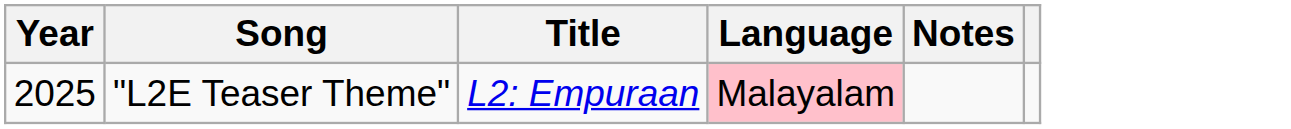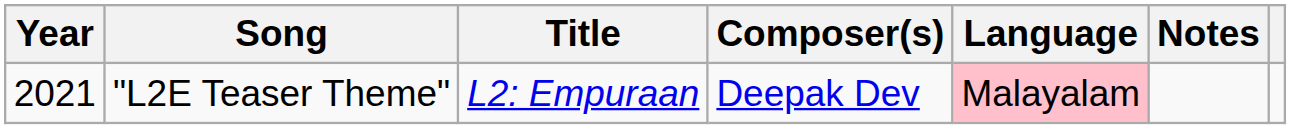+ column: (830, 33)
(55, 92) 2025 -> (55, 92) 2021
